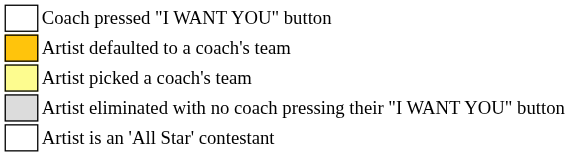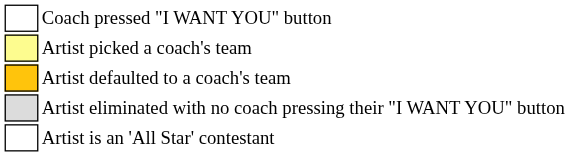rows swapped: (166, 47) <-> (147, 77)
